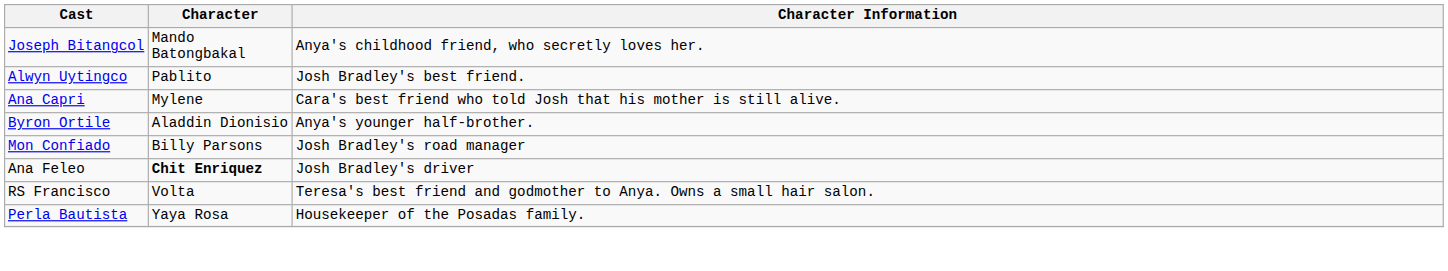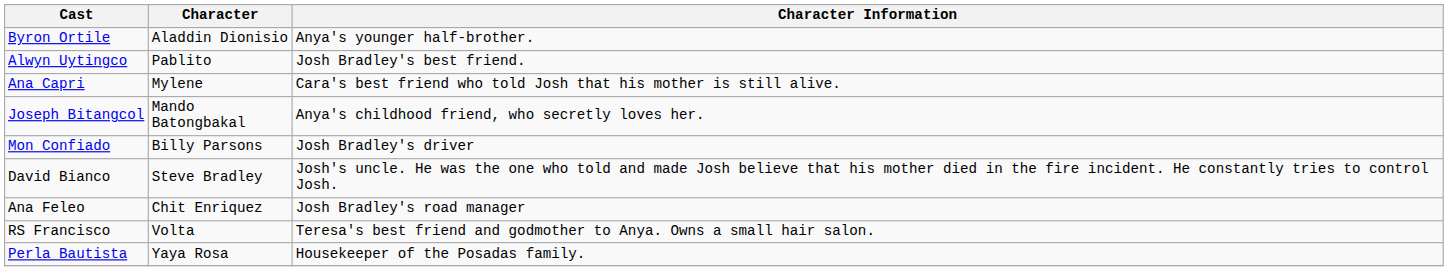rows swapped: (76, 47) <-> (59, 124)
(411, 147) Josh Bradley's road manager -> (385, 147) Josh Bradley's driver
+ row: (59, 178)
(207, 170) bold -> (207, 209) normal
(385, 170) Josh Bradley's driver -> (411, 209) Josh Bradley's road manager
